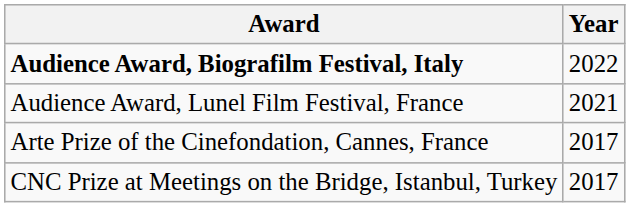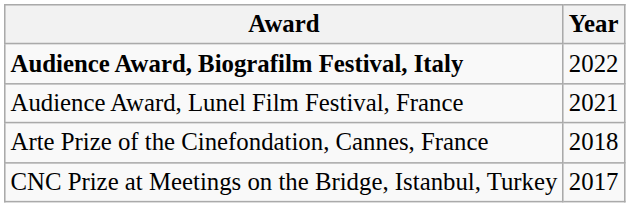(594, 142) 2017 -> (594, 142) 2018
